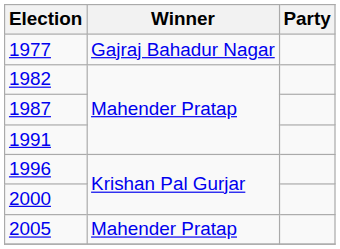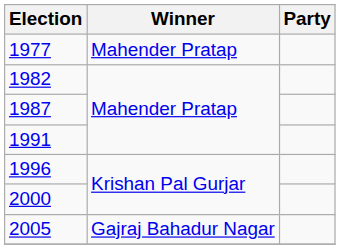(183, 49) Gajraj Bahadur Nagar -> (164, 49) Mahender Pratap
(164, 229) Mahender Pratap -> (183, 229) Gajraj Bahadur Nagar
